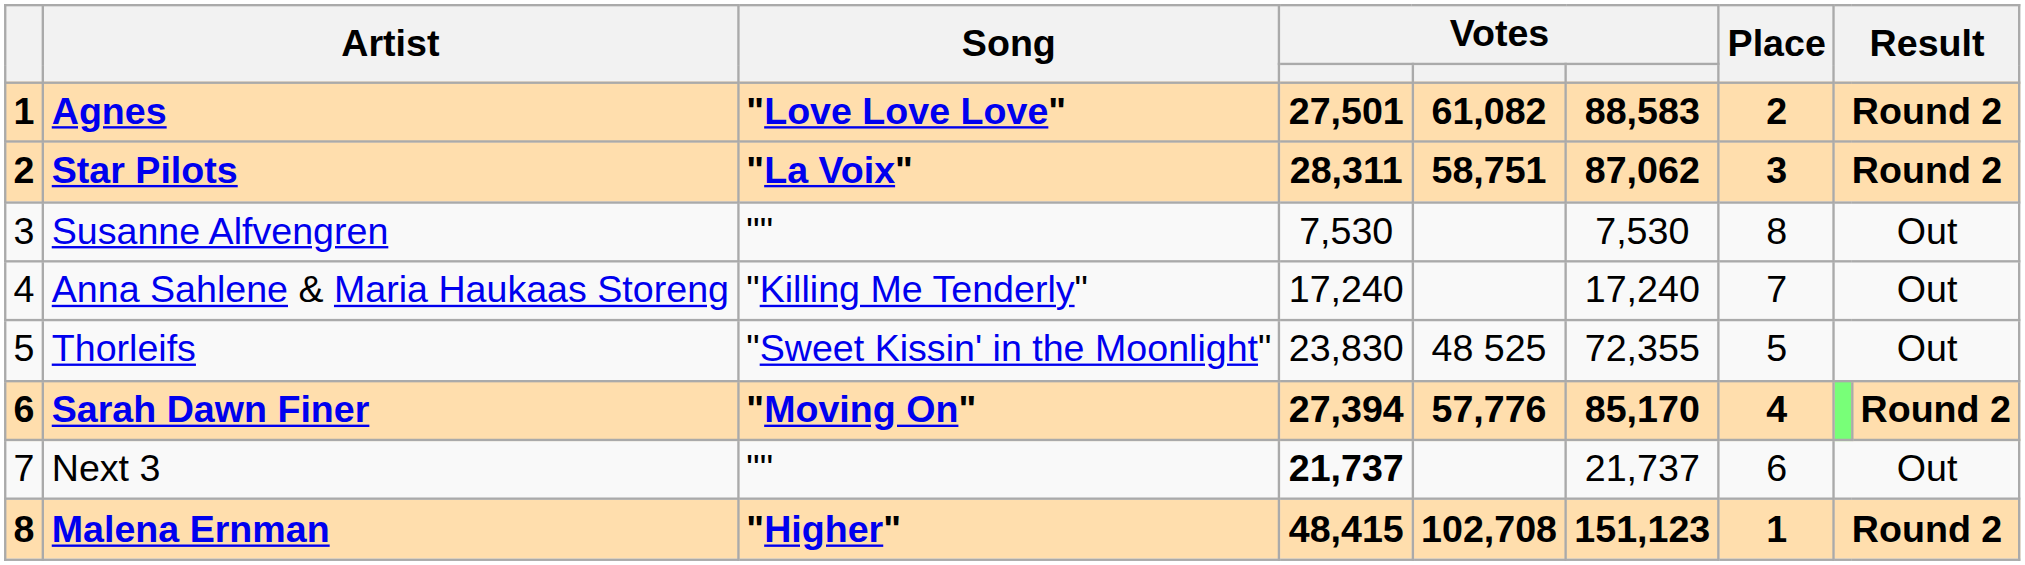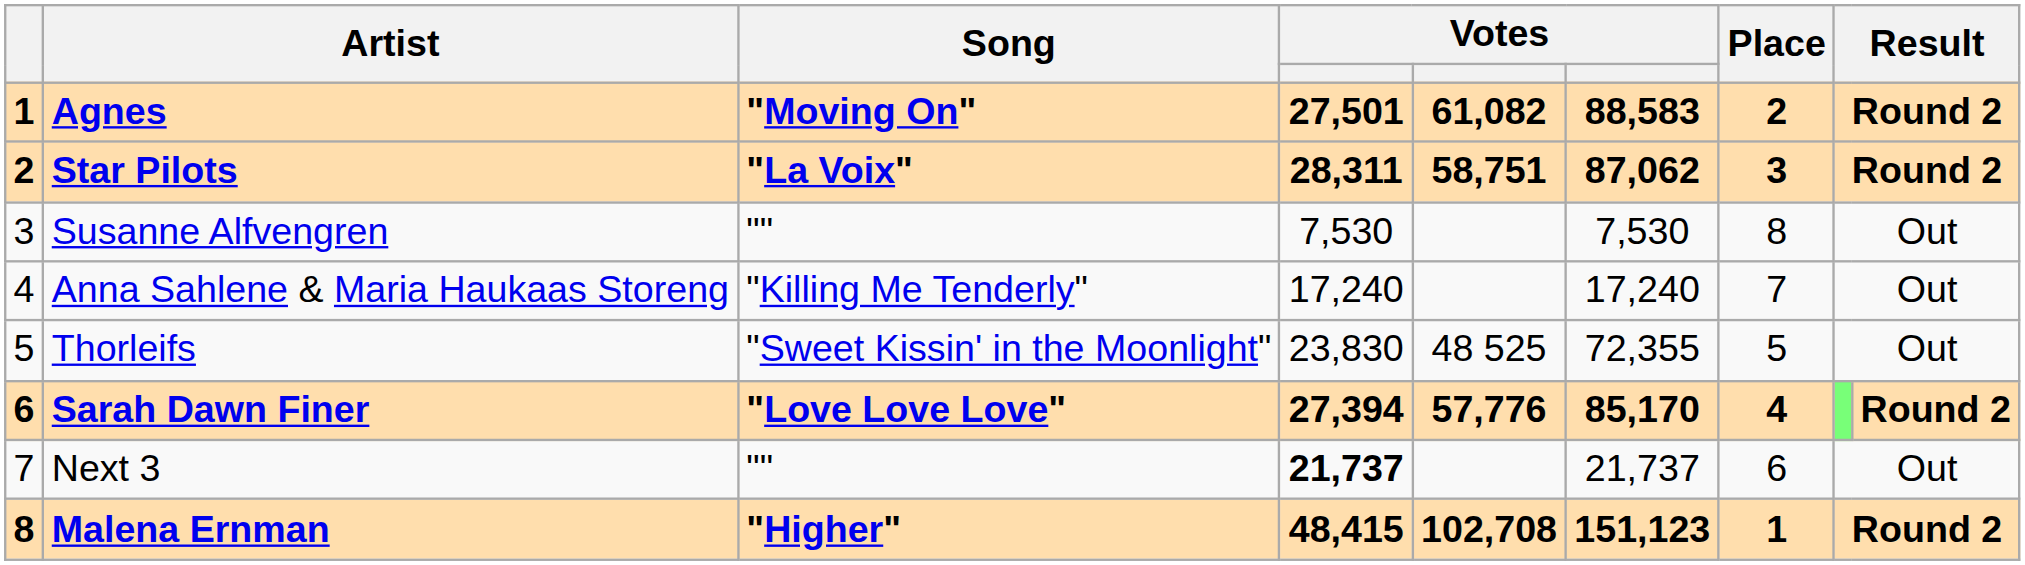(906, 111) "Love Love Love" -> (861, 111) "Moving On"
(861, 409) "Moving On" -> (906, 409) "Love Love Love"
